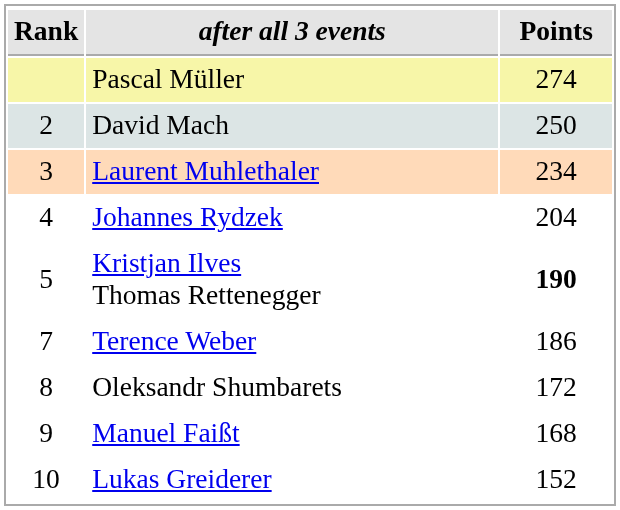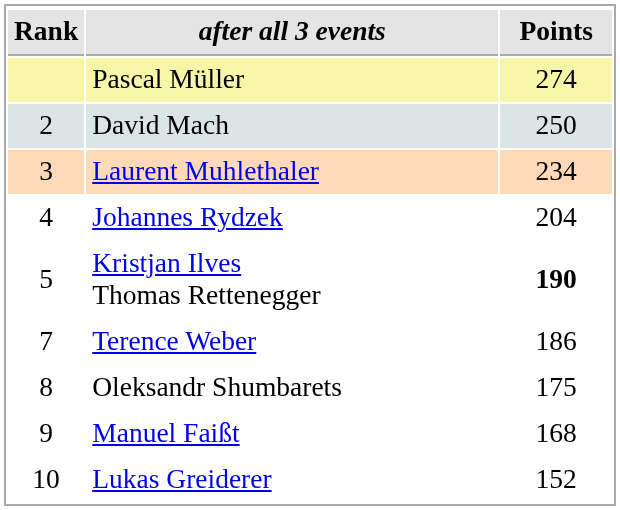(556, 387) 172 -> (556, 387) 175
